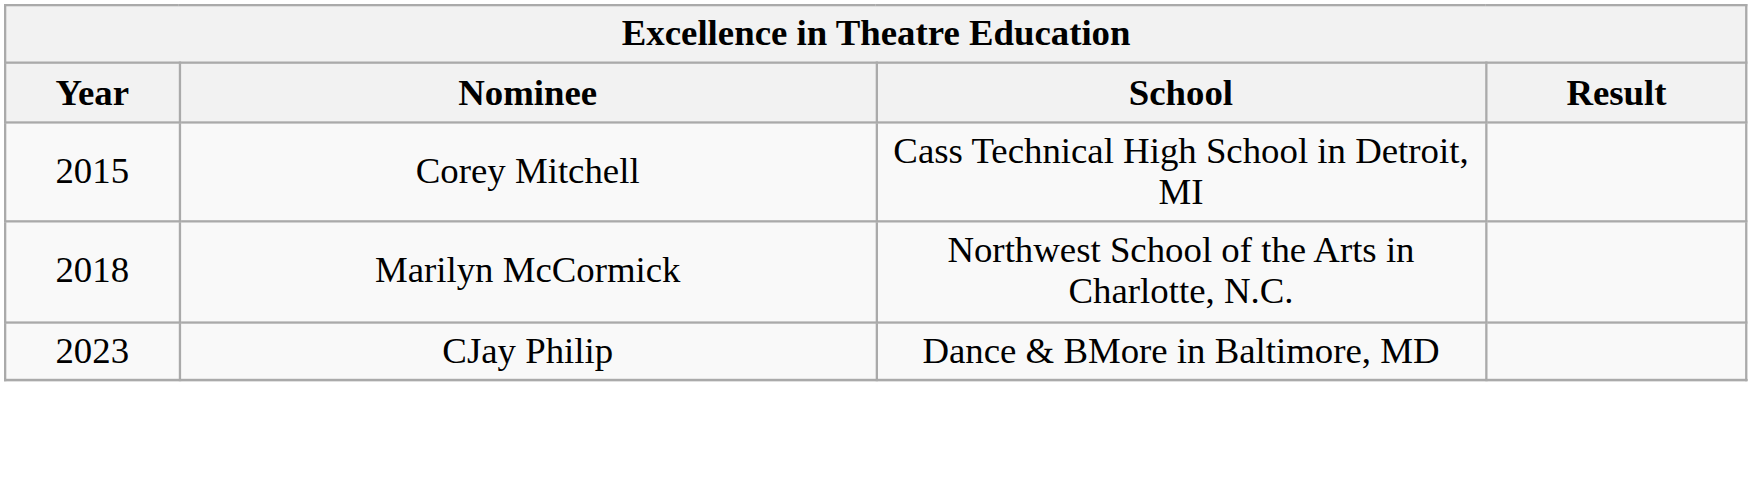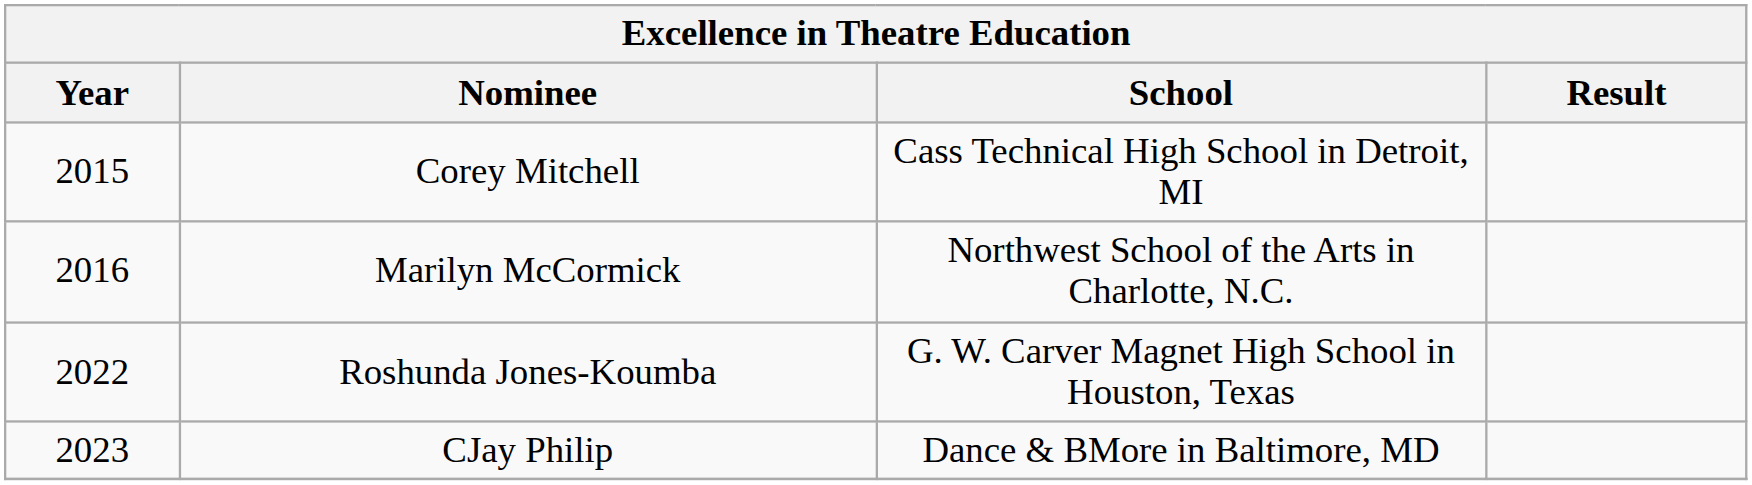(92, 270) 2018 -> (92, 270) 2016
+ row: (528, 370)
